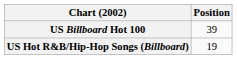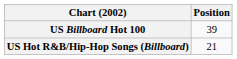(212, 46) 19 -> (212, 46) 21
